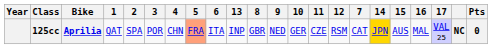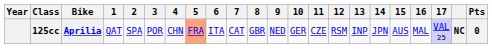columns swapped: (359, 12) <-> (237, 12)
(380, 31) gold background -> (380, 31) no background
